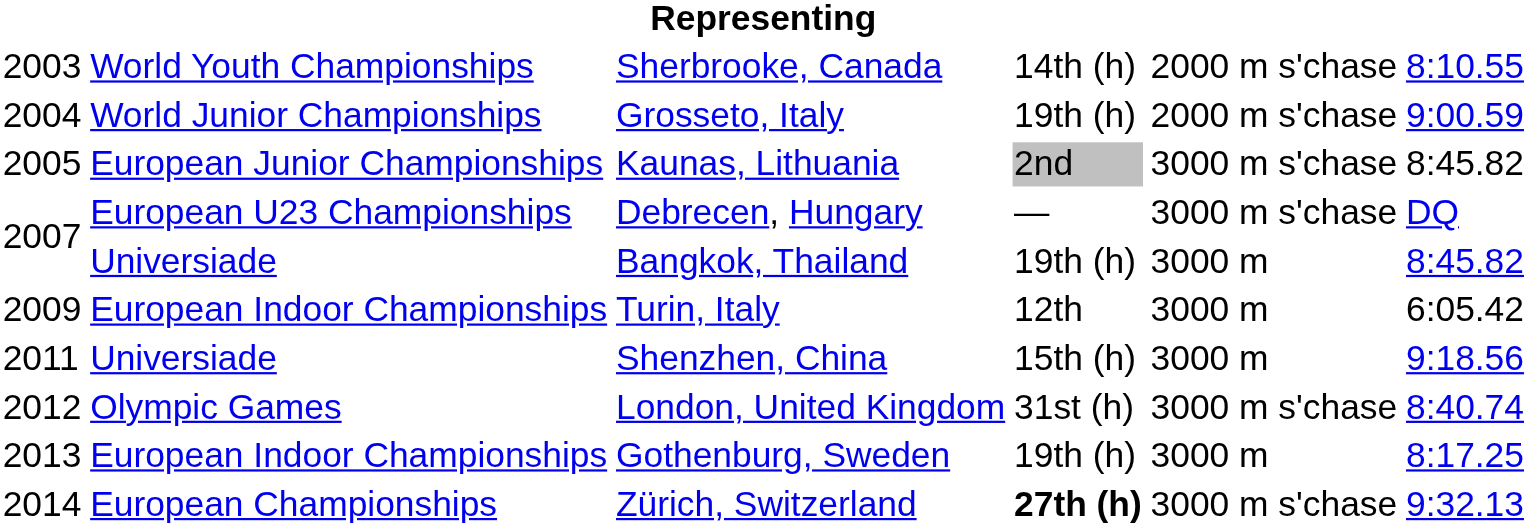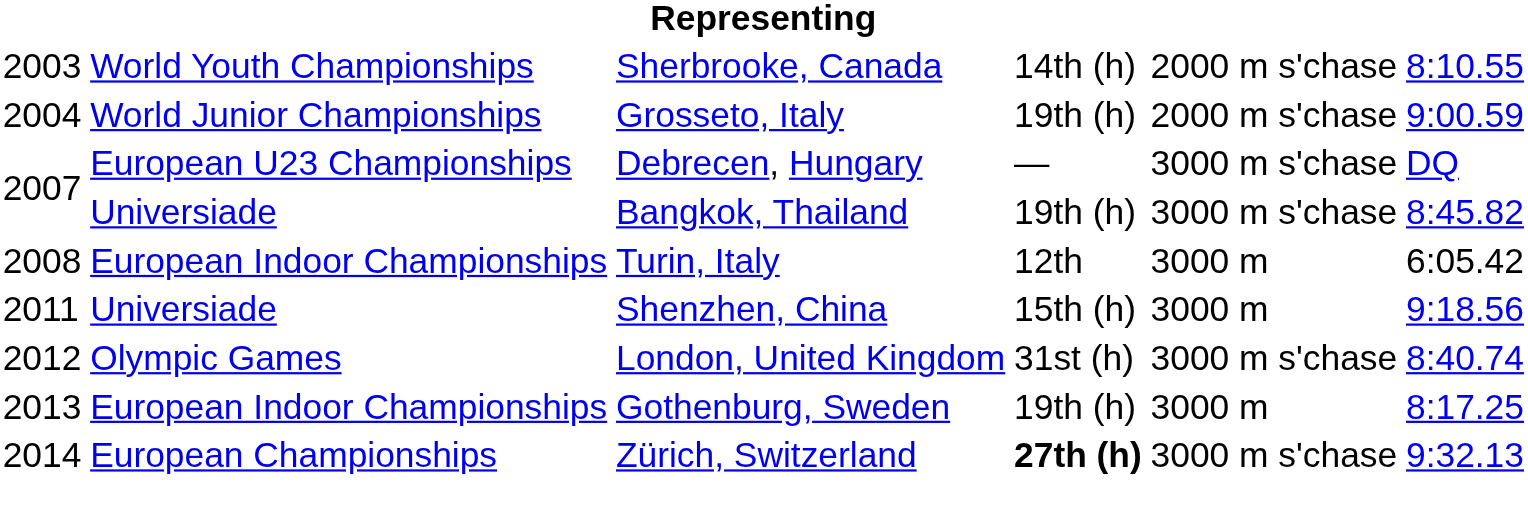- row: (758, 163)
(1210, 261) 3000 m -> (1274, 212) 3000 m s'chase
(42, 309) 2009 -> (42, 261) 2008
